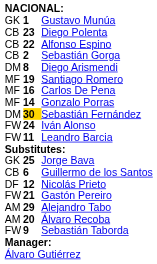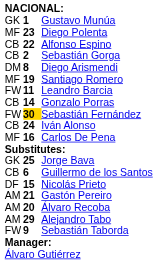(12, 32) CB -> (12, 32) MF
rows swapped: (78, 91) <-> (77, 137)
(12, 102) MF -> (12, 102) CB
(13, 114) DM -> (13, 114) FW
(13, 126) FW -> (12, 126) CB
(29, 184) 12 -> (29, 184) 15
(13, 196) FW -> (13, 196) AM
rows swapped: (76, 207) <-> (76, 219)
